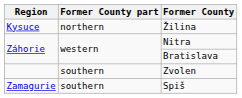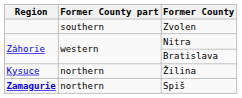rows swapped: (180, 27) <-> (180, 71)
(31, 86) normal -> (31, 86) bold
(82, 86) southern -> (82, 86) northern
